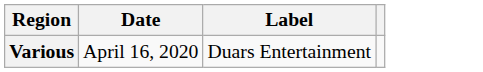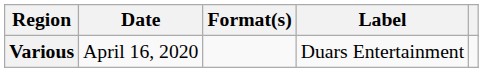+ column: (250, 20)
